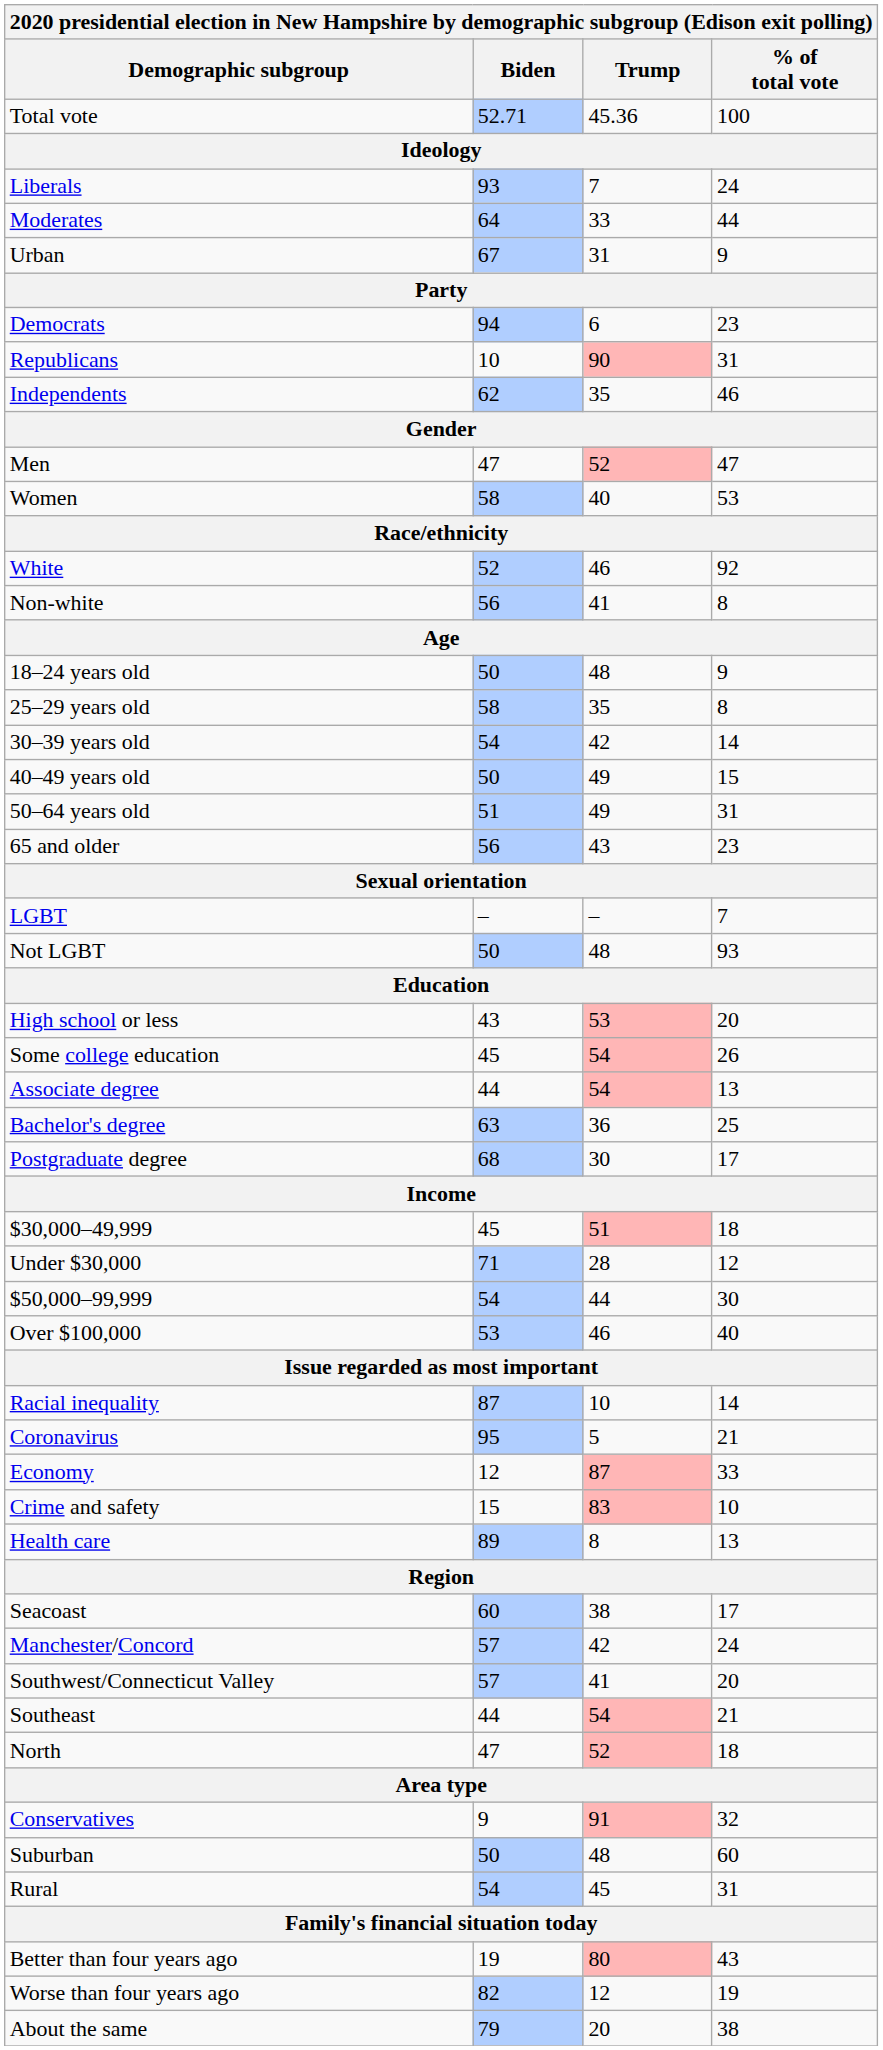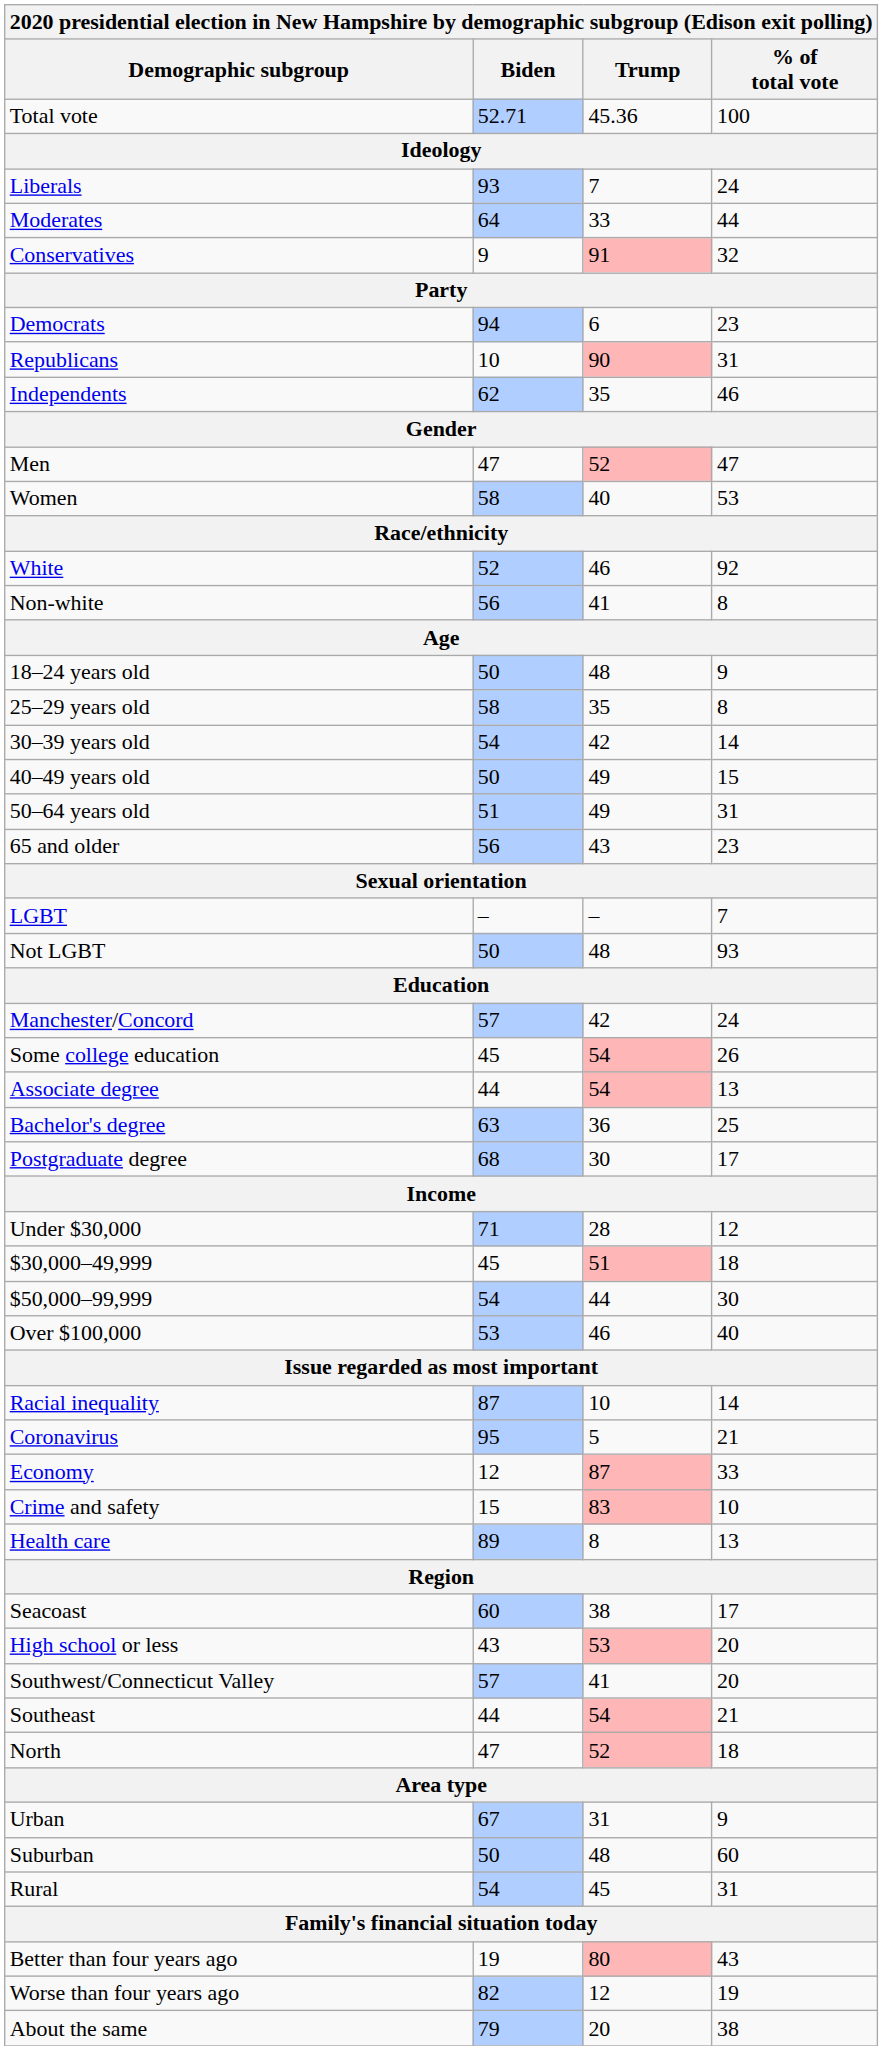rows swapped: (72, 1819) <-> (37, 255)
rows swapped: (94, 1019) <-> (102, 1645)
rows swapped: (75, 1263) <-> (81, 1228)
